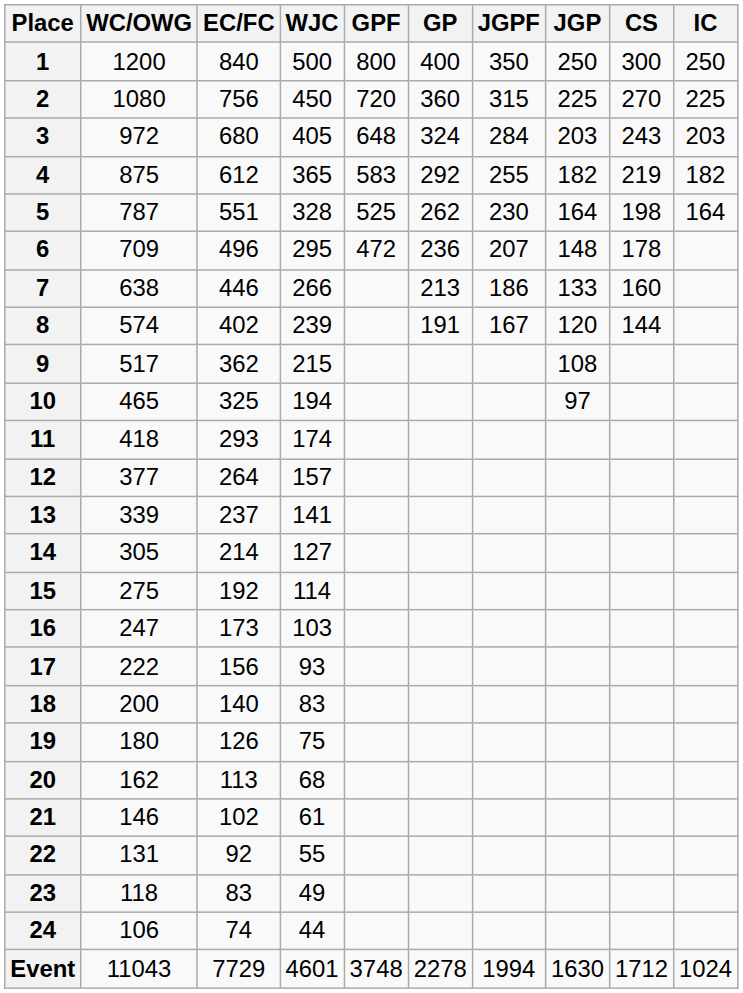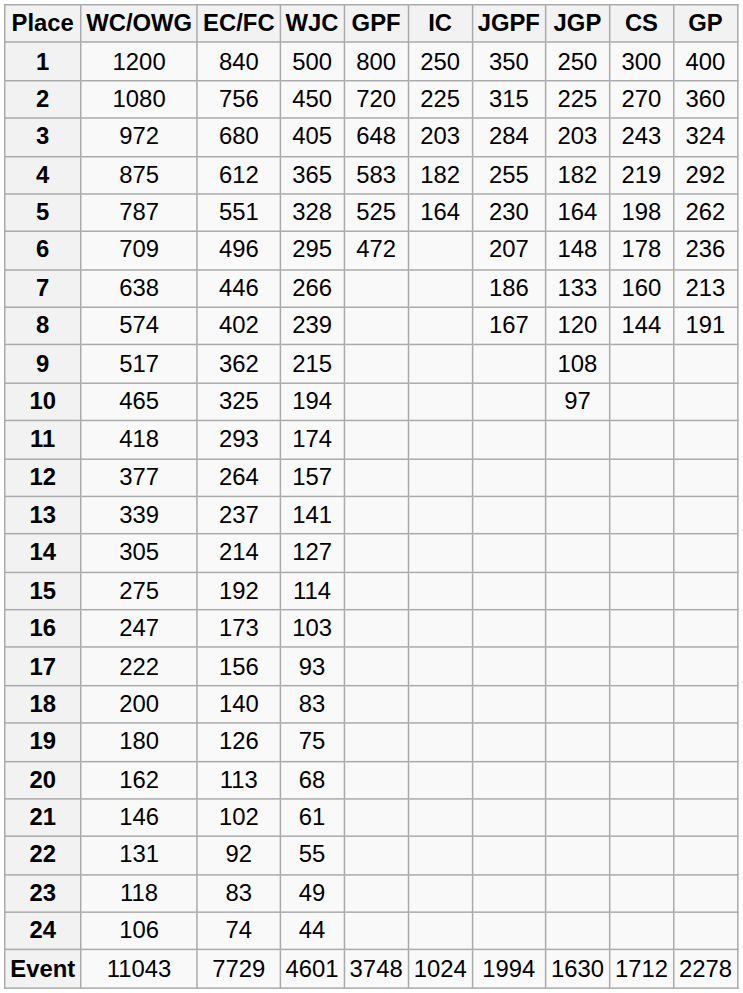columns swapped: (440, 23) <-> (705, 23)
